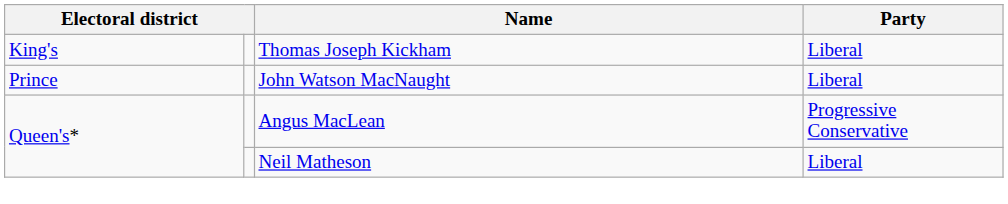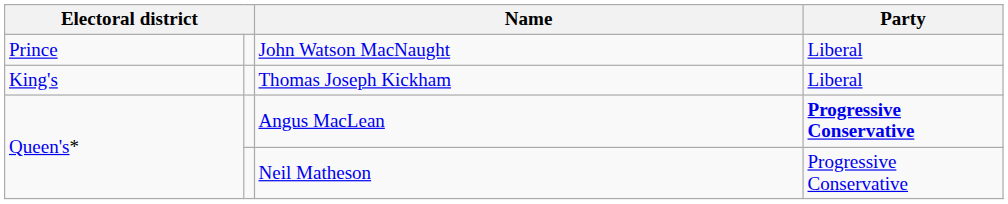rows swapped: (355, 49) <-> (354, 79)
(858, 120) normal -> (861, 120) bold
(835, 161) Liberal -> (858, 172) Progressive Conservative
